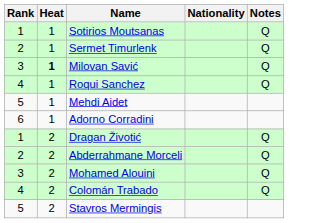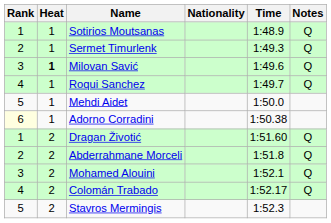+ column: (268, 13)
(21, 119) no background -> (21, 119) lightyellow background
